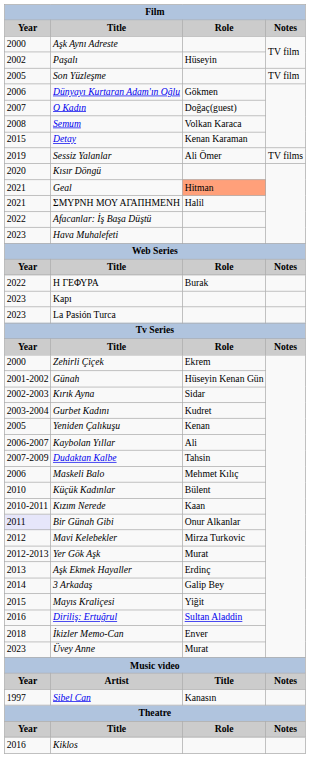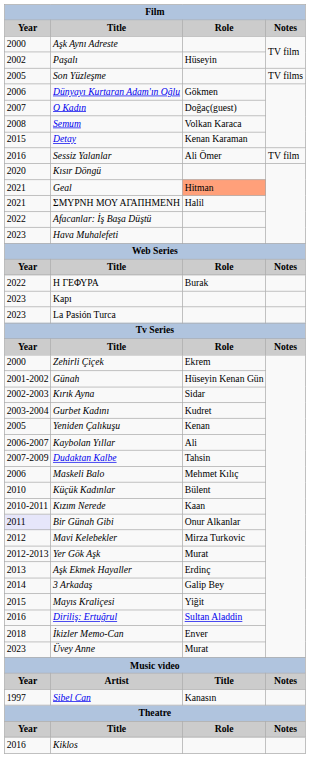(284, 75) TV film -> (286, 75) TV films
(16, 155) 2019 -> (16, 155) 2016
(286, 155) TV films -> (284, 155) TV film
